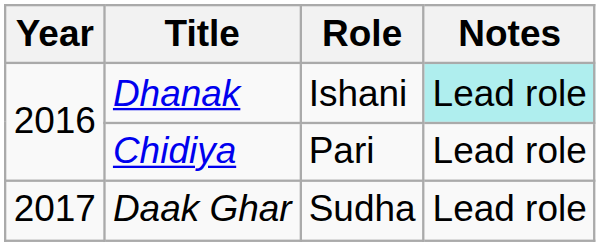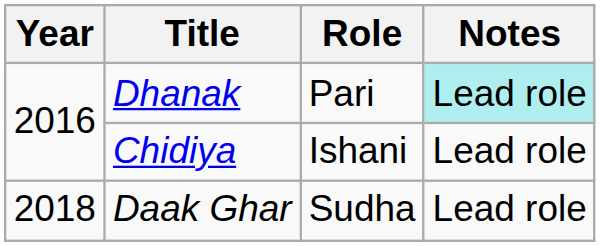(358, 92) Ishani -> (342, 92) Pari
(342, 151) Pari -> (358, 151) Ishani
(55, 209) 2017 -> (55, 209) 2018
